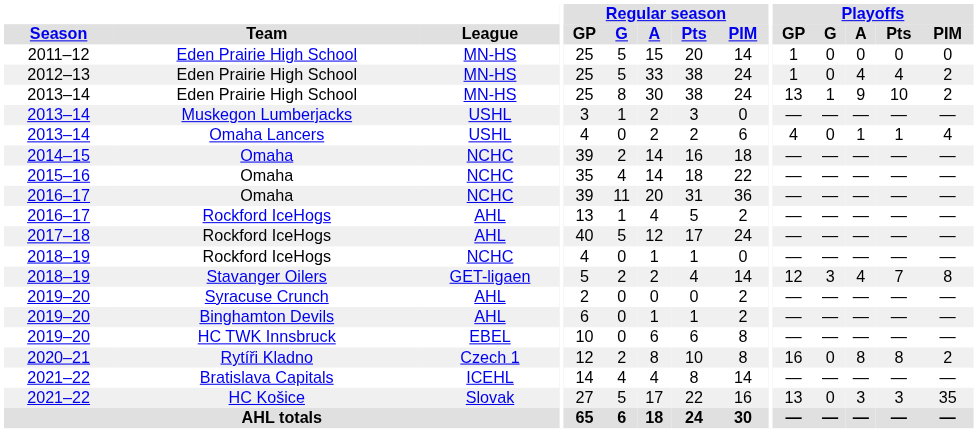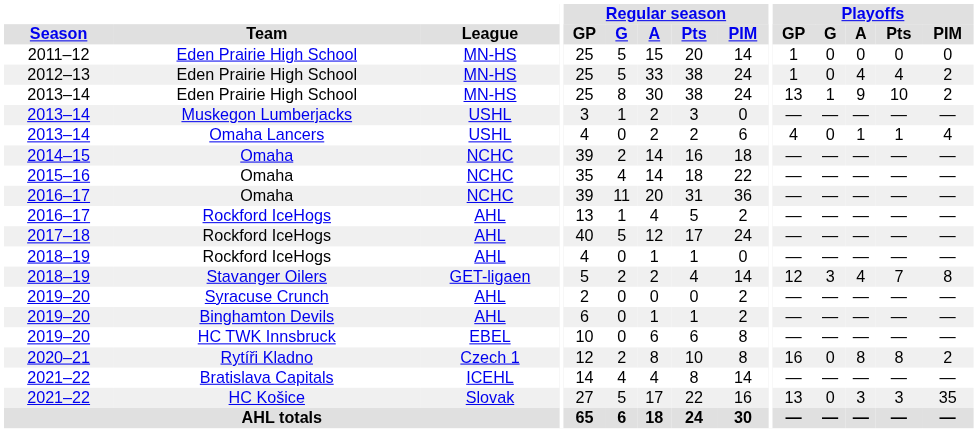(490, 256) NCHC -> (490, 256) AHL
